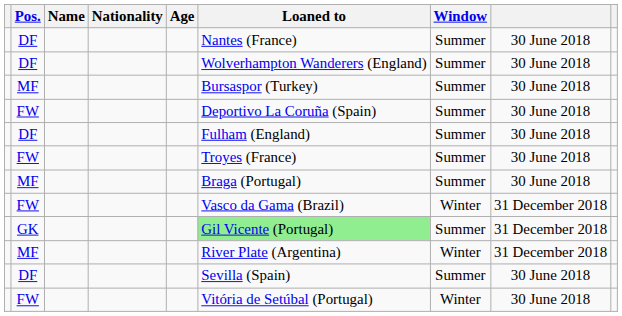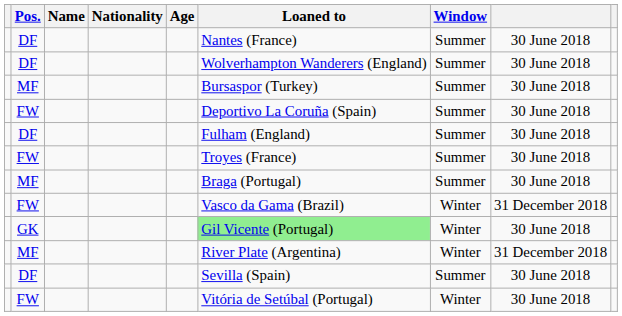(460, 228) Summer -> (460, 228) Winter
(551, 228) 31 December 2018 -> (551, 228) 30 June 2018
